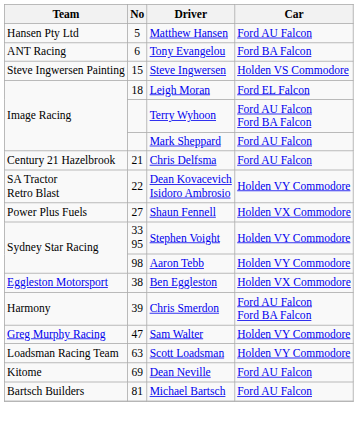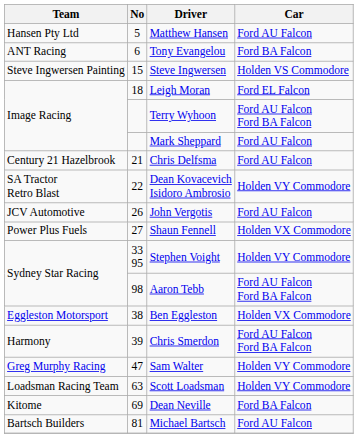+ row: (181, 212)
(294, 264) Holden VY Commodore -> (275, 289) Ford AU Falcon Ford BA Falcon
(275, 372) Ford AU Falcon -> (274, 405) Ford BA Falcon
